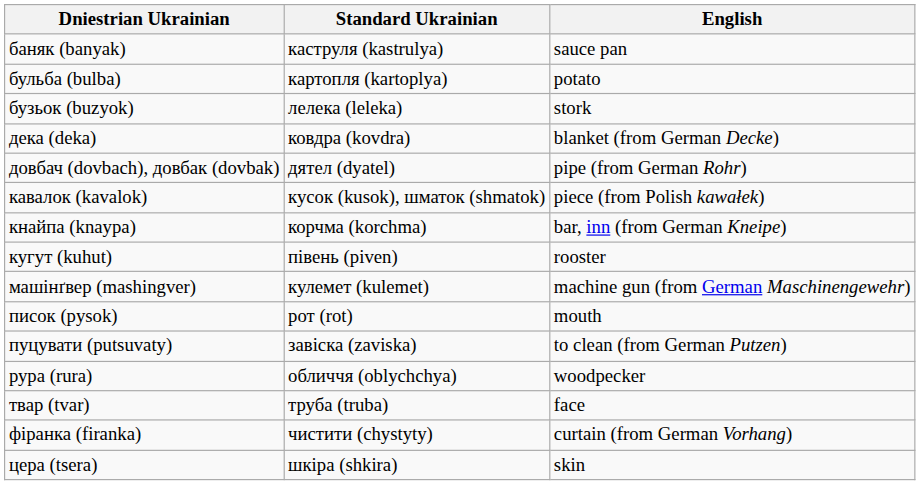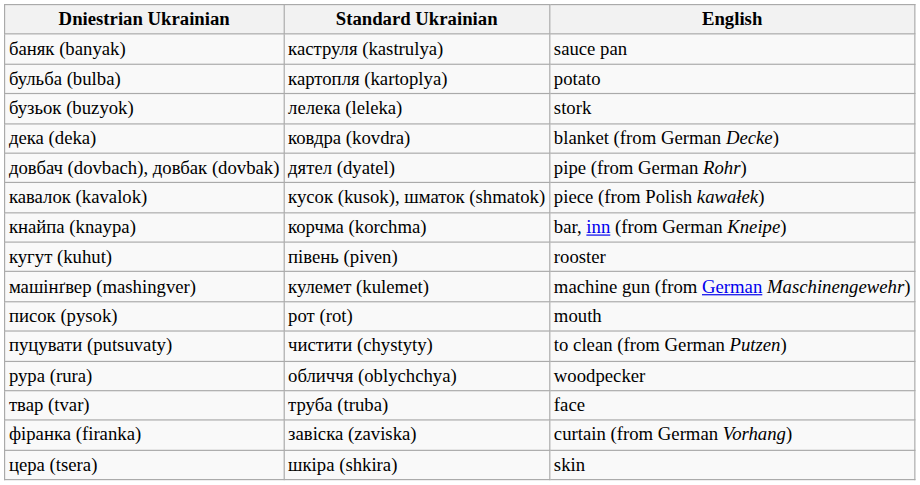(352, 345) завіска (zaviska) -> (360, 345) чистити (chystyty)
(360, 434) чистити (chystyty) -> (352, 434) завіска (zaviska)
